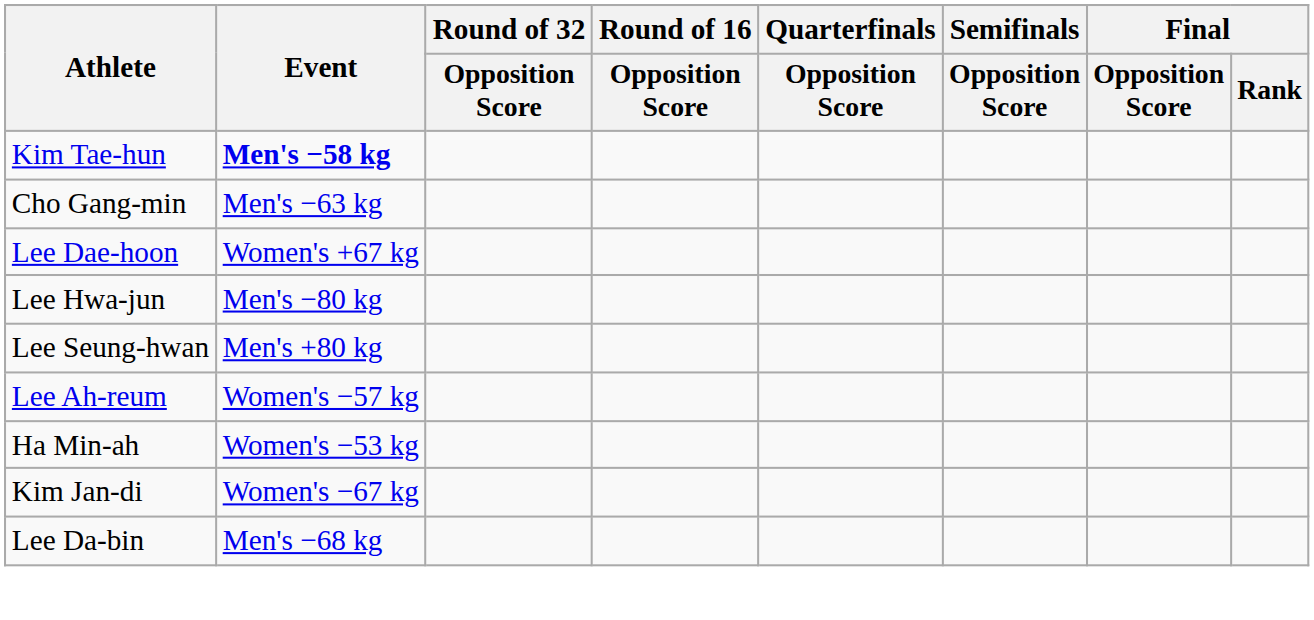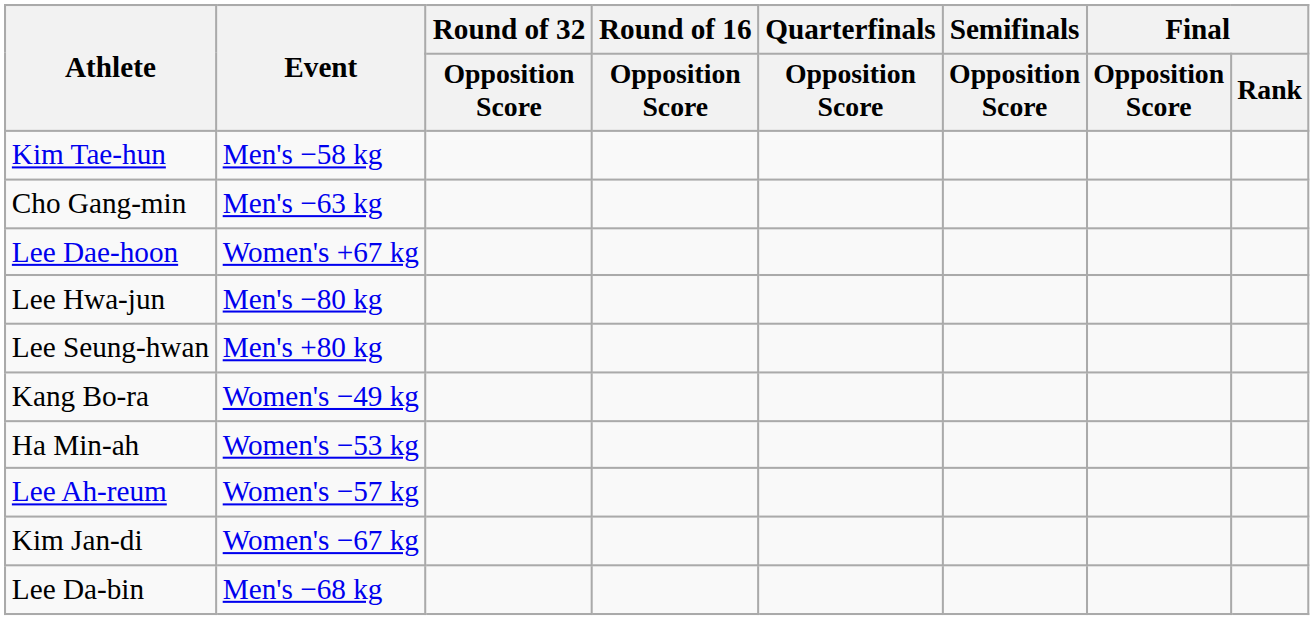(307, 155) bold -> (303, 155) normal
+ row: (80, 396)
rows swapped: (76, 444) <-> (89, 396)
